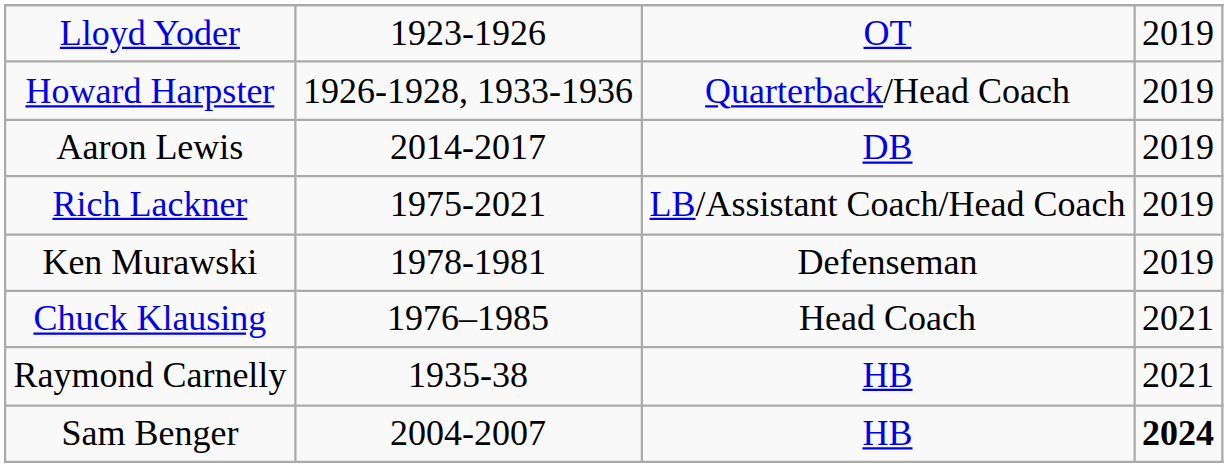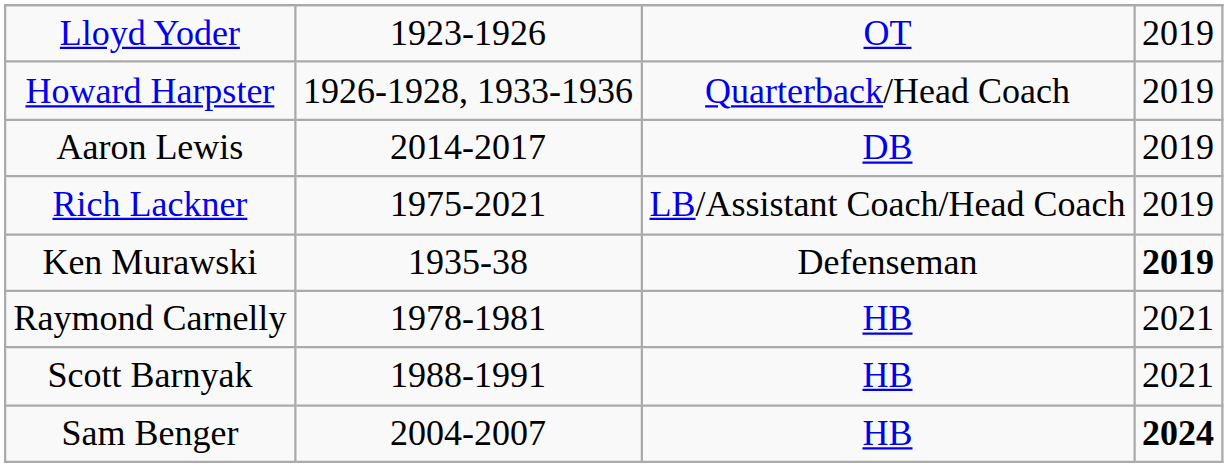(468, 261) 1978-1981 -> (468, 261) 1935-38
(1178, 261) normal -> (1178, 261) bold
- row: (150, 318)
(468, 375) 1935-38 -> (468, 318) 1978-1981
+ row: (150, 375)
